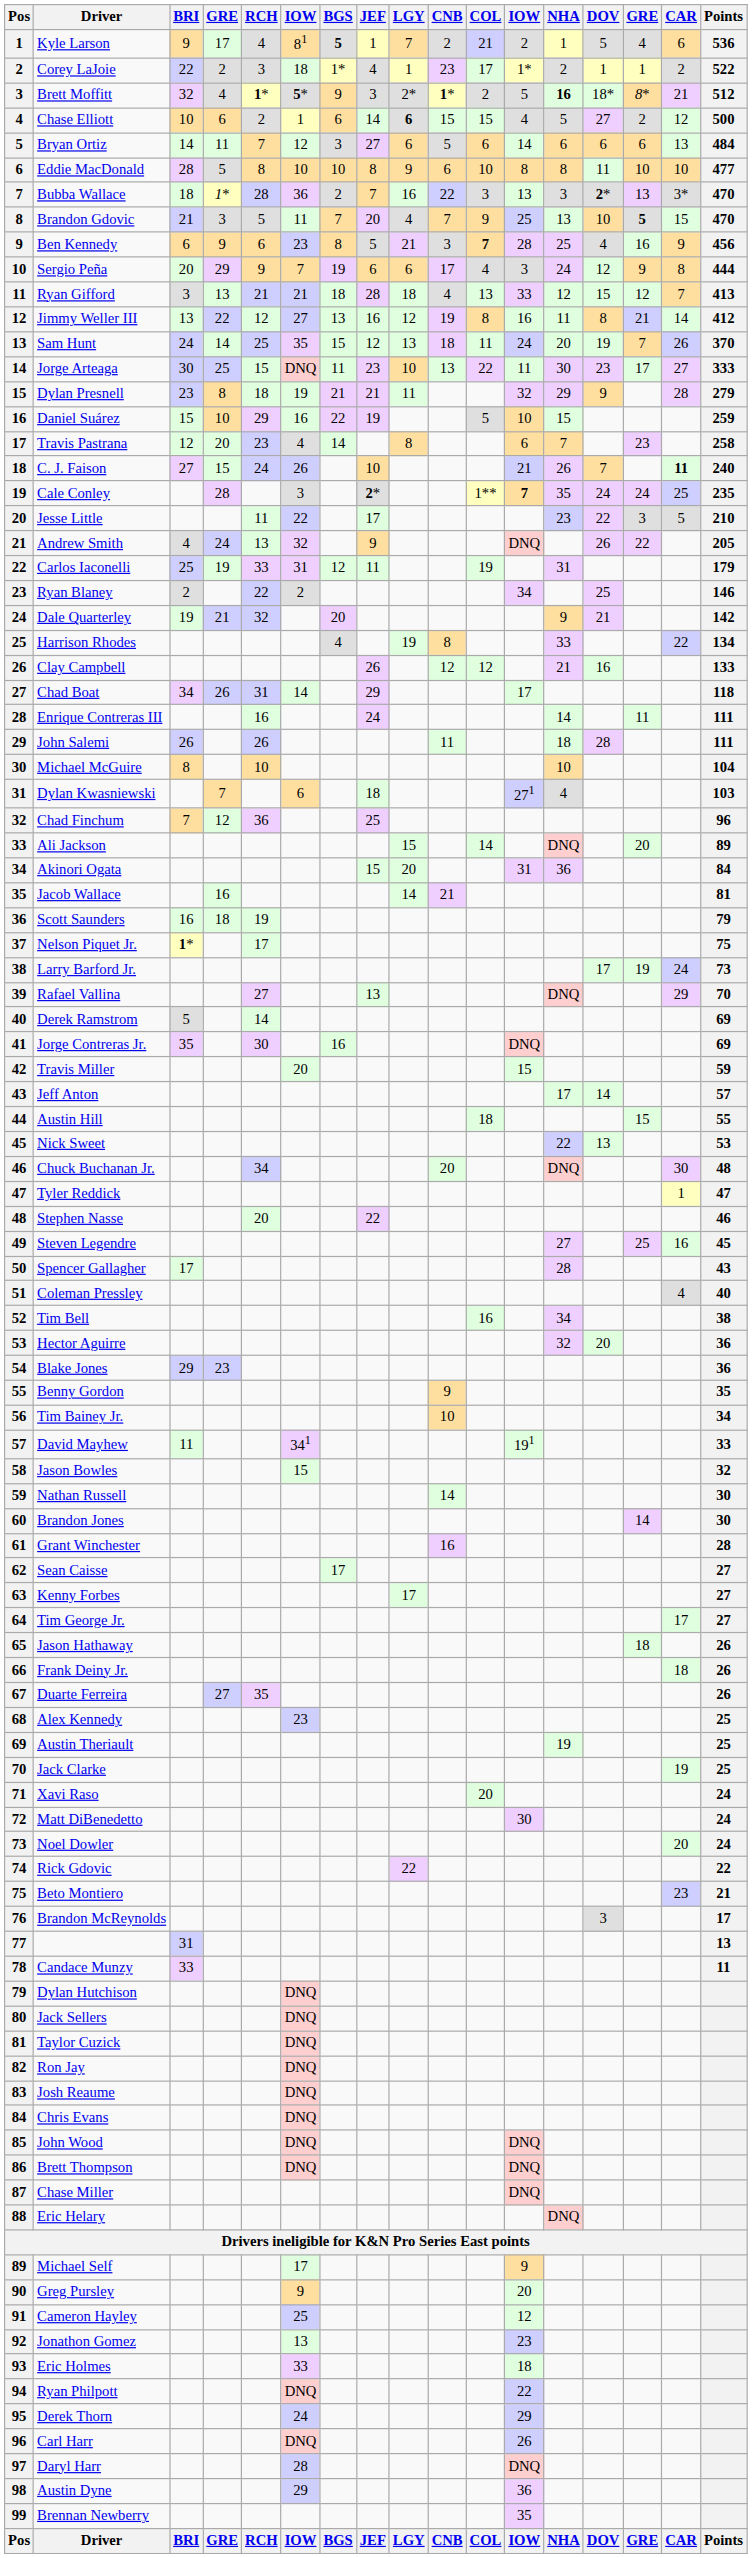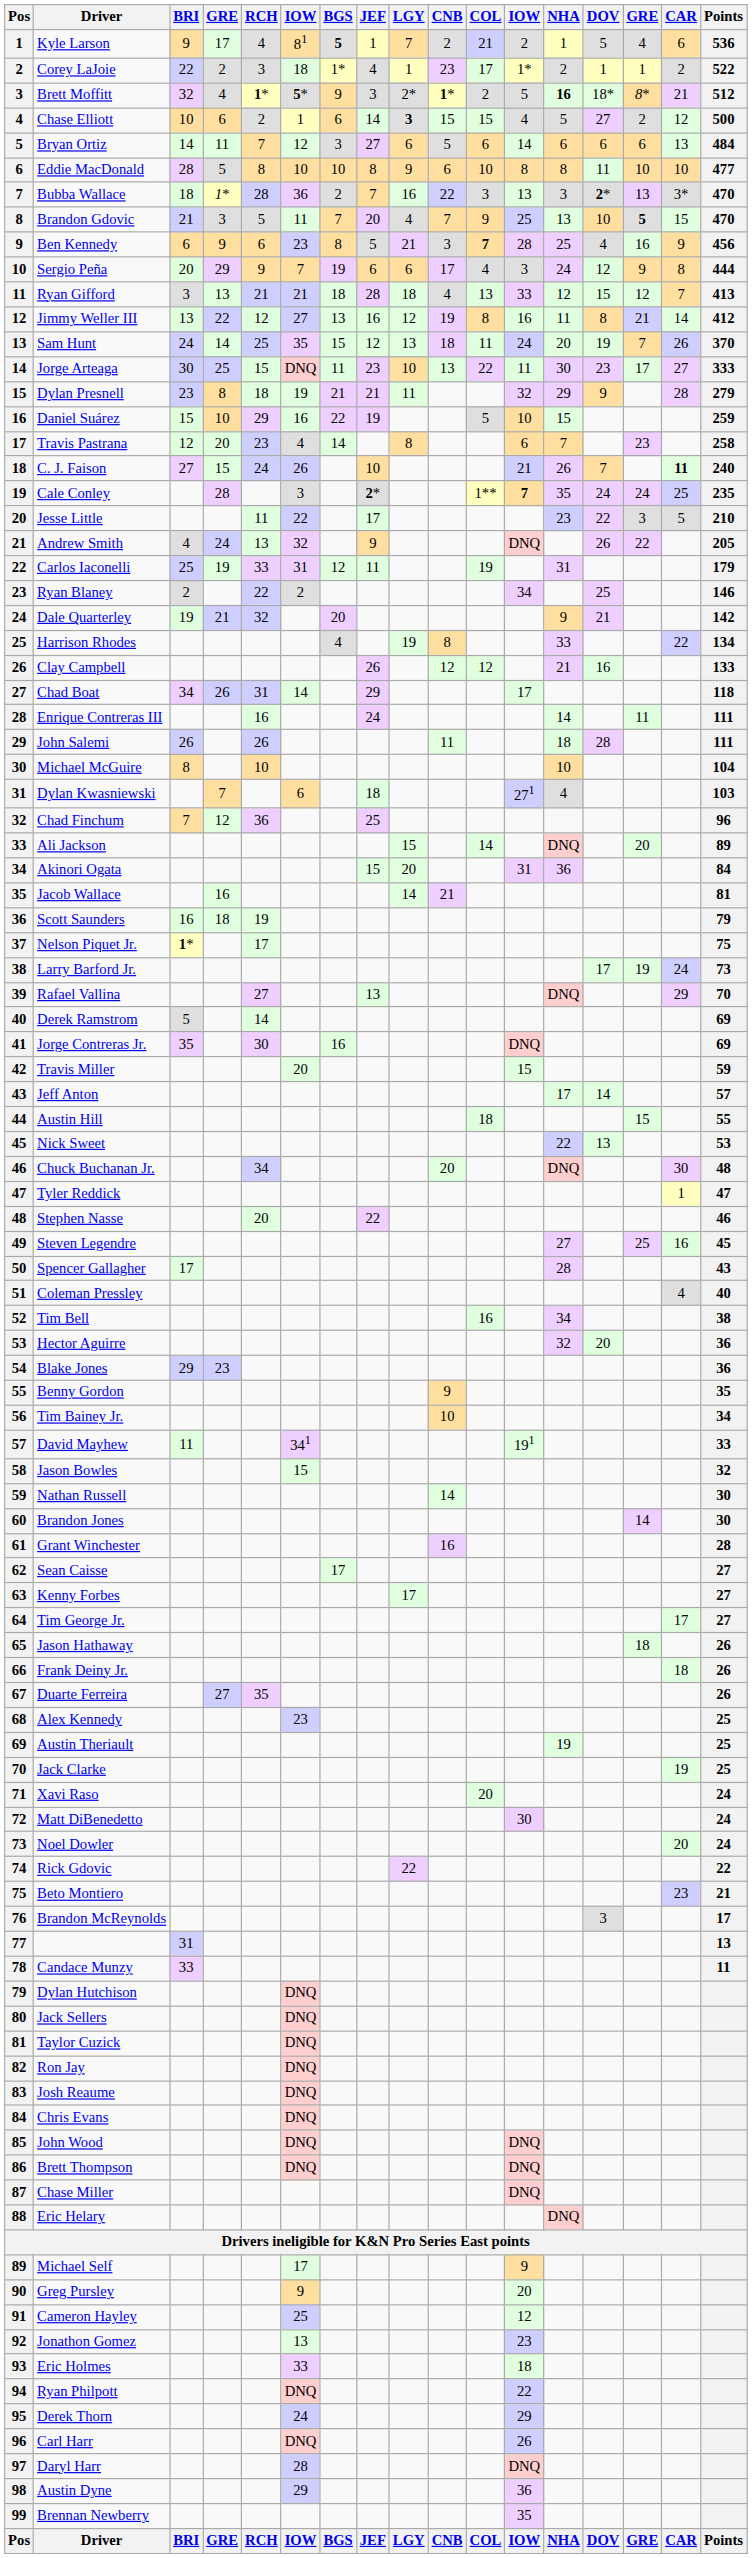(409, 120) 6 -> (409, 120) 3
